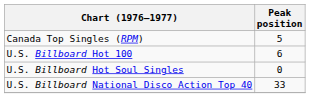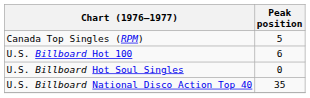(280, 85) 33 -> (280, 85) 35
